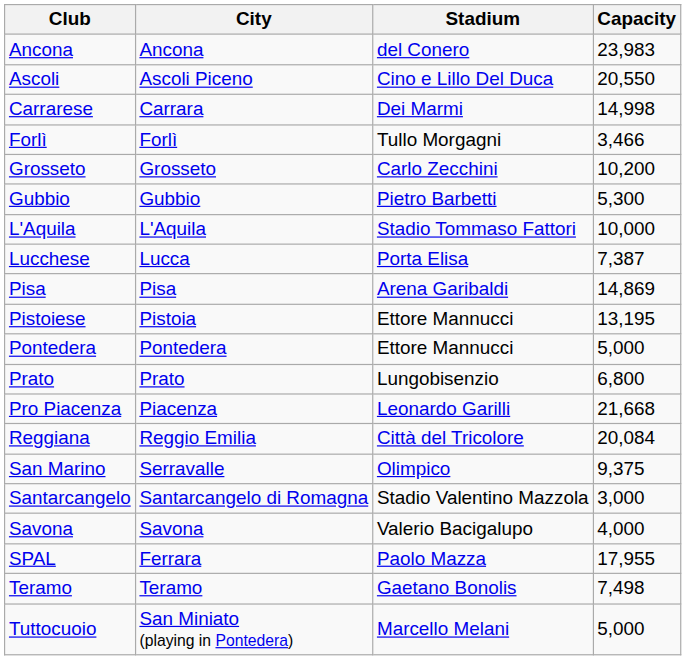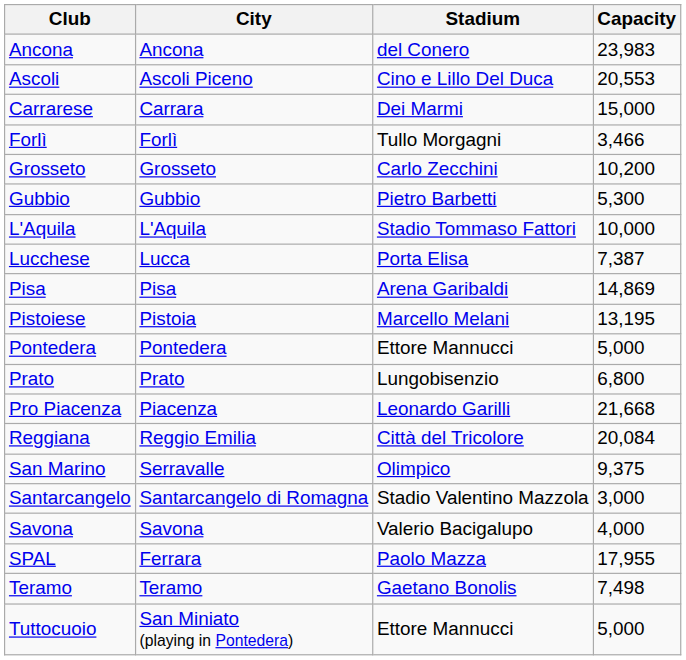(626, 79) 20,550 -> (626, 79) 20,553
(626, 109) 14,998 -> (626, 109) 15,000
(445, 318) Ettore Mannucci -> (443, 318) Marcello Melani
(443, 628) Marcello Melani -> (445, 628) Ettore Mannucci
